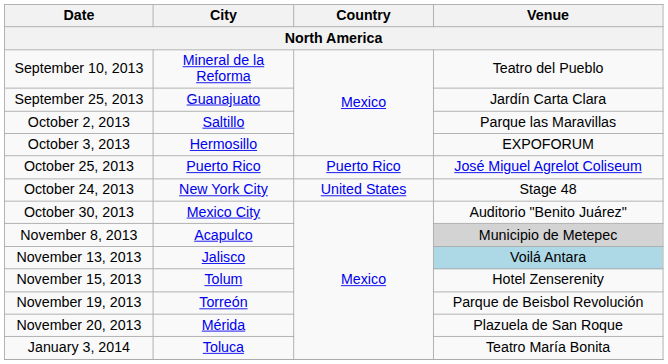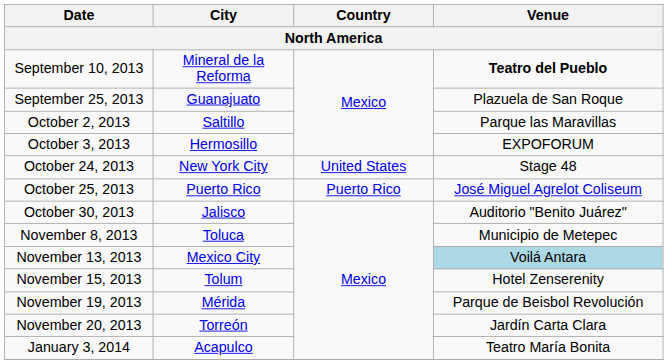(548, 68) normal -> (548, 68) bold
(548, 99) Jardín Carta Clara -> (548, 99) Plazuela de San Roque
rows swapped: (79, 189) <-> (79, 167)
(223, 212) Mexico City -> (223, 212) Jalisco
(223, 235) Acapulco -> (223, 235) Toluca
(548, 235) lightgrey background -> (548, 235) no background
(223, 257) Jalisco -> (223, 257) Mexico City
(223, 302) Torreón -> (223, 302) Mérida
(223, 325) Mérida -> (223, 325) Torreón
(548, 325) Plazuela de San Roque -> (548, 325) Jardín Carta Clara
(223, 347) Toluca -> (223, 347) Acapulco
